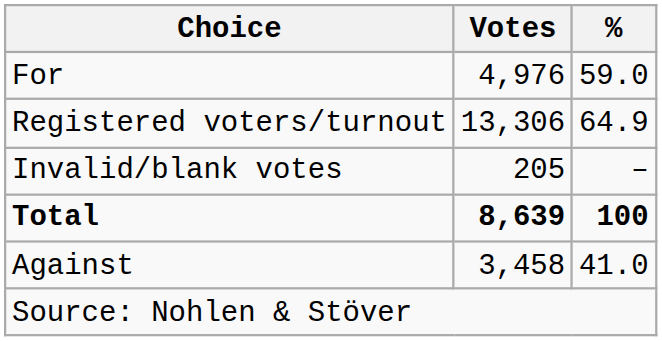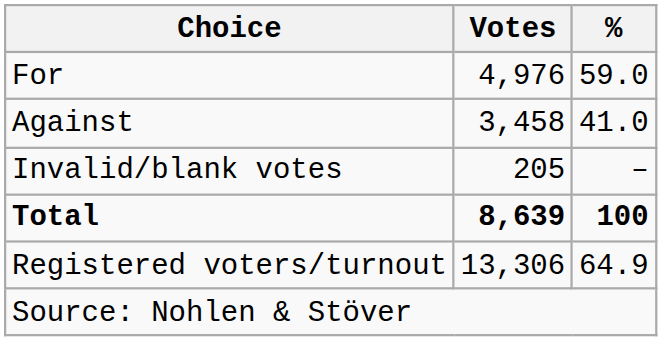rows swapped: (73, 265) <-> (229, 123)
